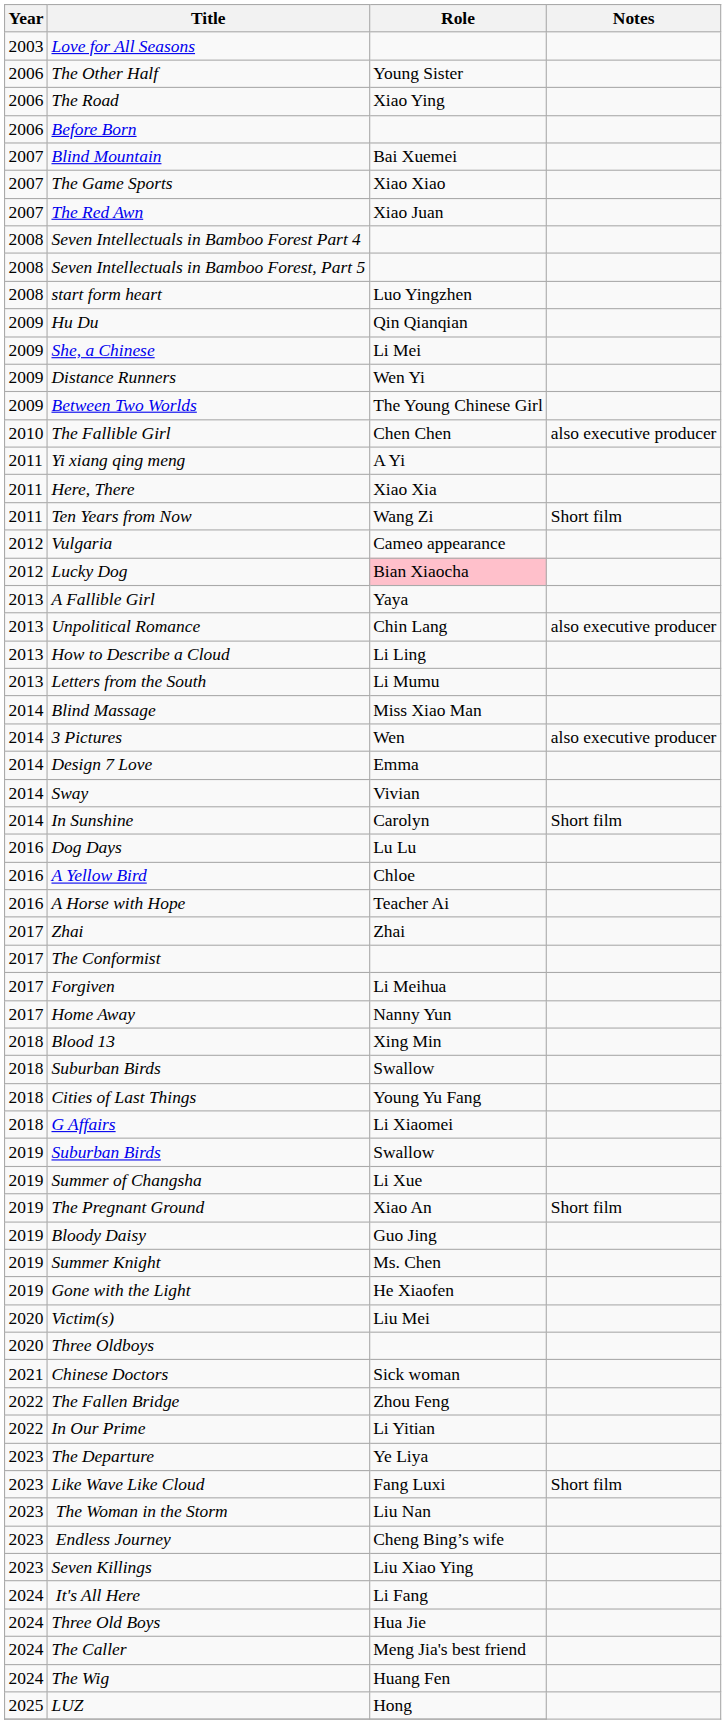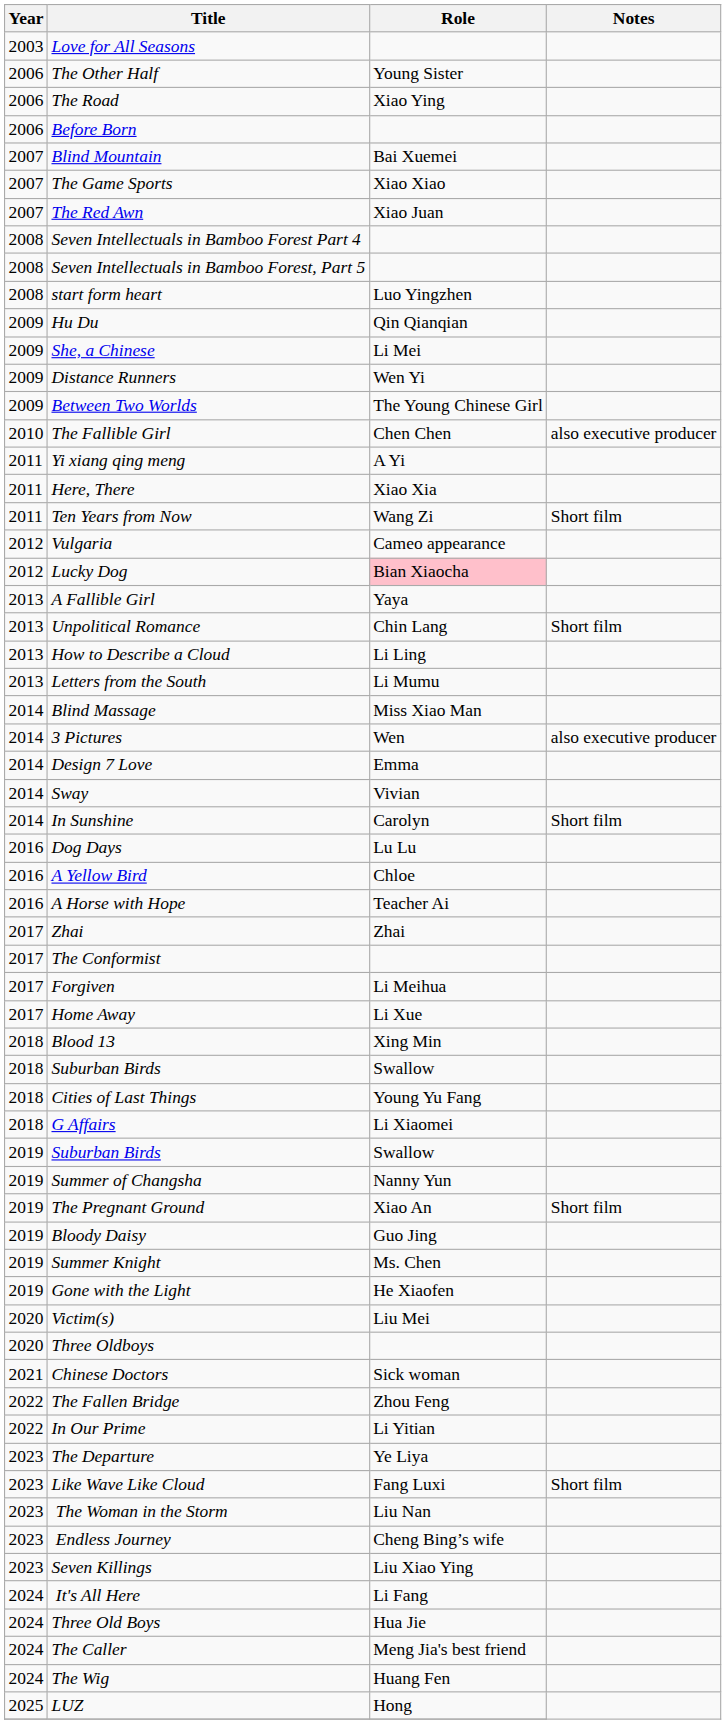(634, 626) also executive producer -> (586, 626) Short film
(412, 1014) Nanny Yun -> (398, 1014) Li Xue
(398, 1179) Li Xue -> (412, 1179) Nanny Yun
